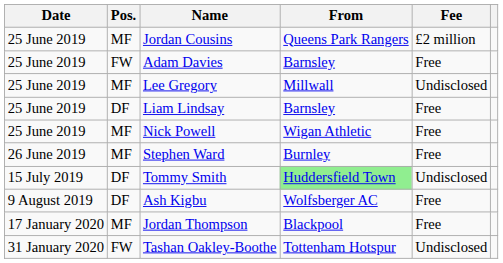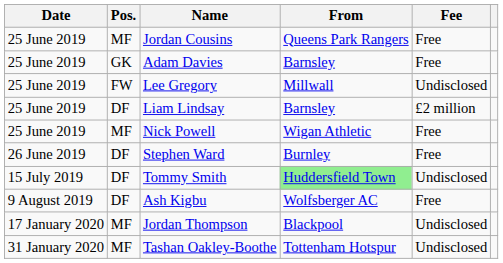(445, 39) £2 million -> (428, 39) Free
(122, 62) FW -> (121, 62) GK
(121, 85) MF -> (122, 85) FW
(428, 108) Free -> (445, 108) £2 million
(121, 154) MF -> (120, 154) DF
(428, 223) Free -> (451, 223) Undisclosed
(122, 246) FW -> (121, 246) MF
